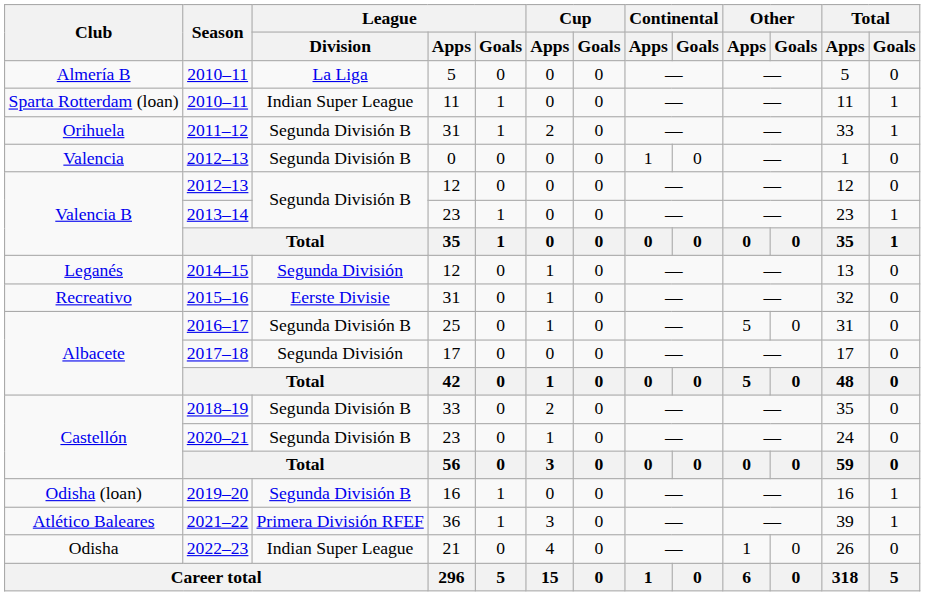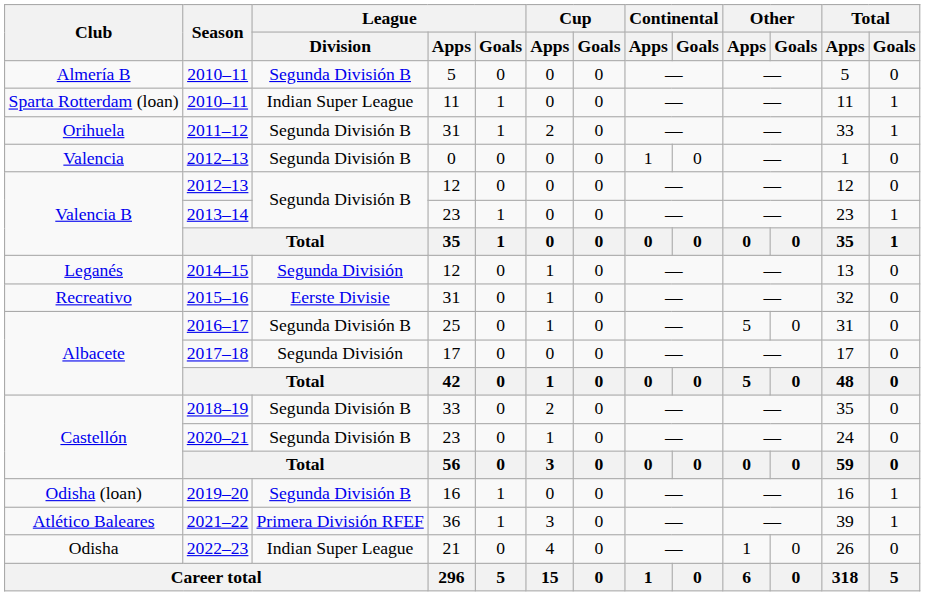(340, 74) La Liga -> (340, 74) Segunda División B
